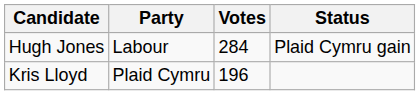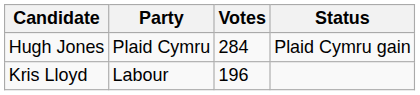(140, 47) Labour -> (161, 47) Plaid Cymru
(161, 75) Plaid Cymru -> (140, 75) Labour
